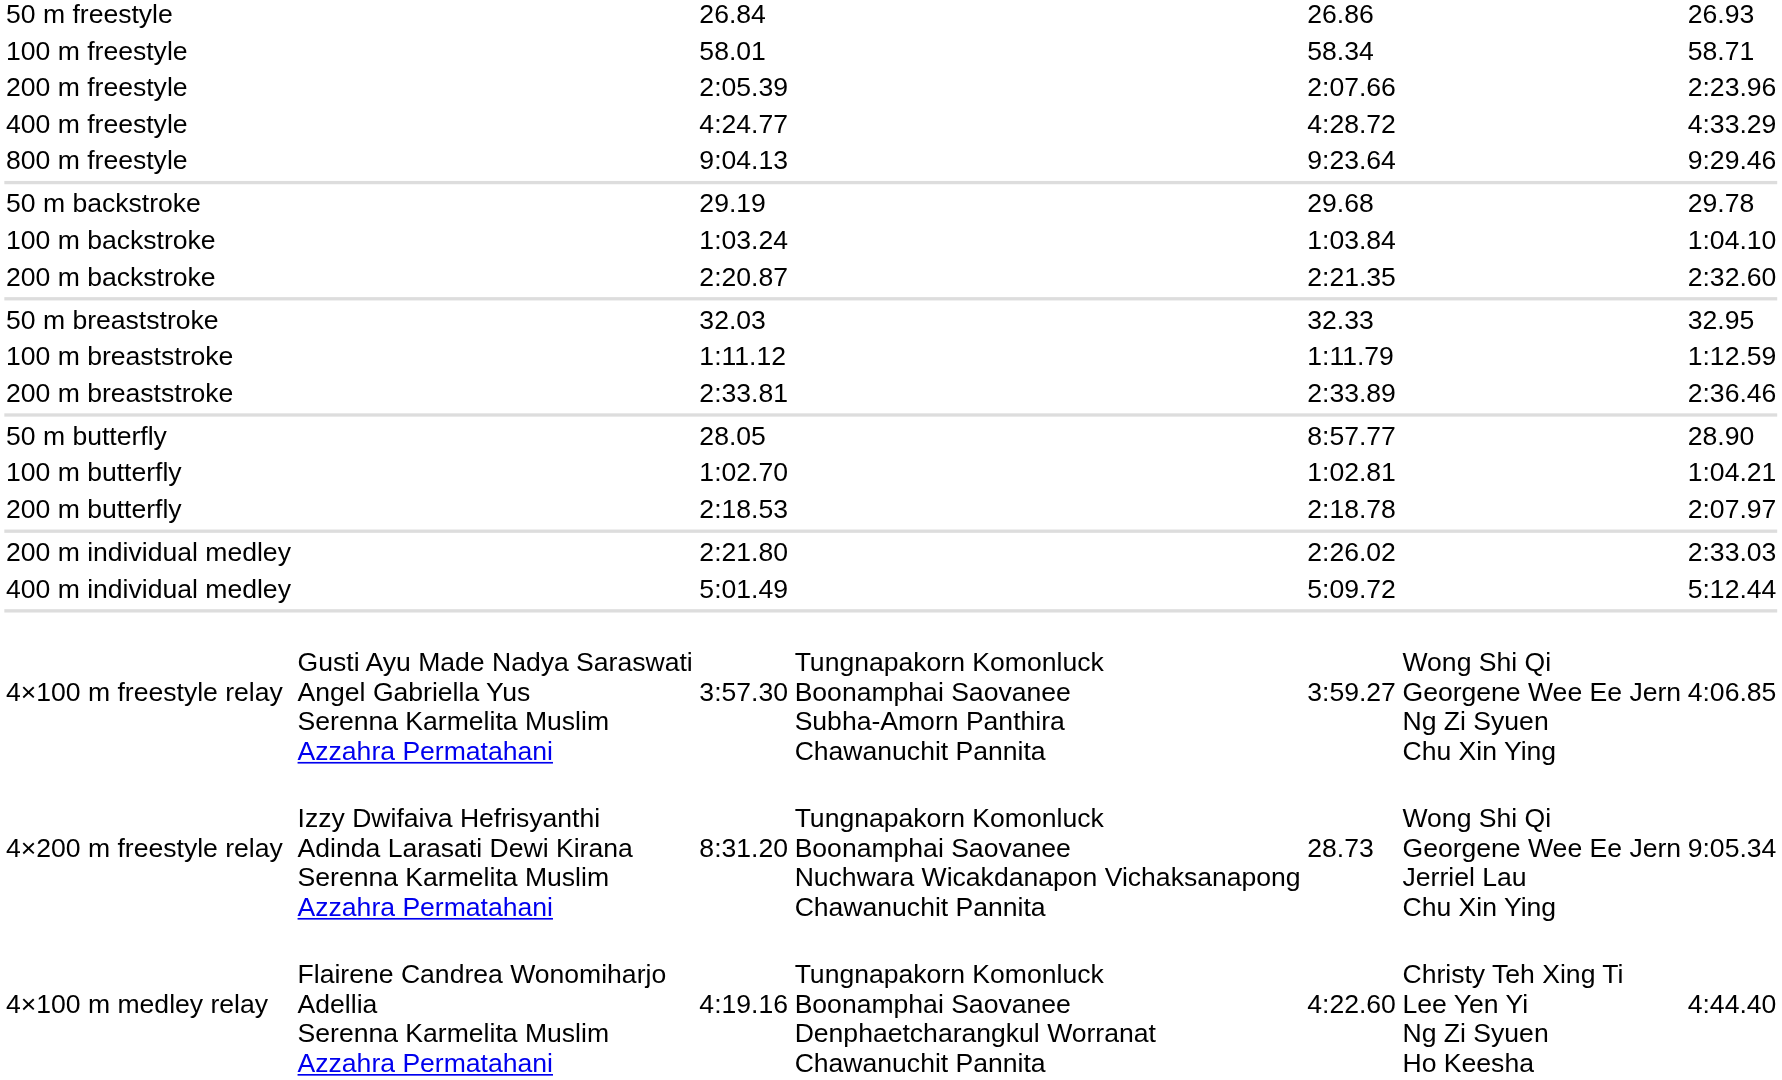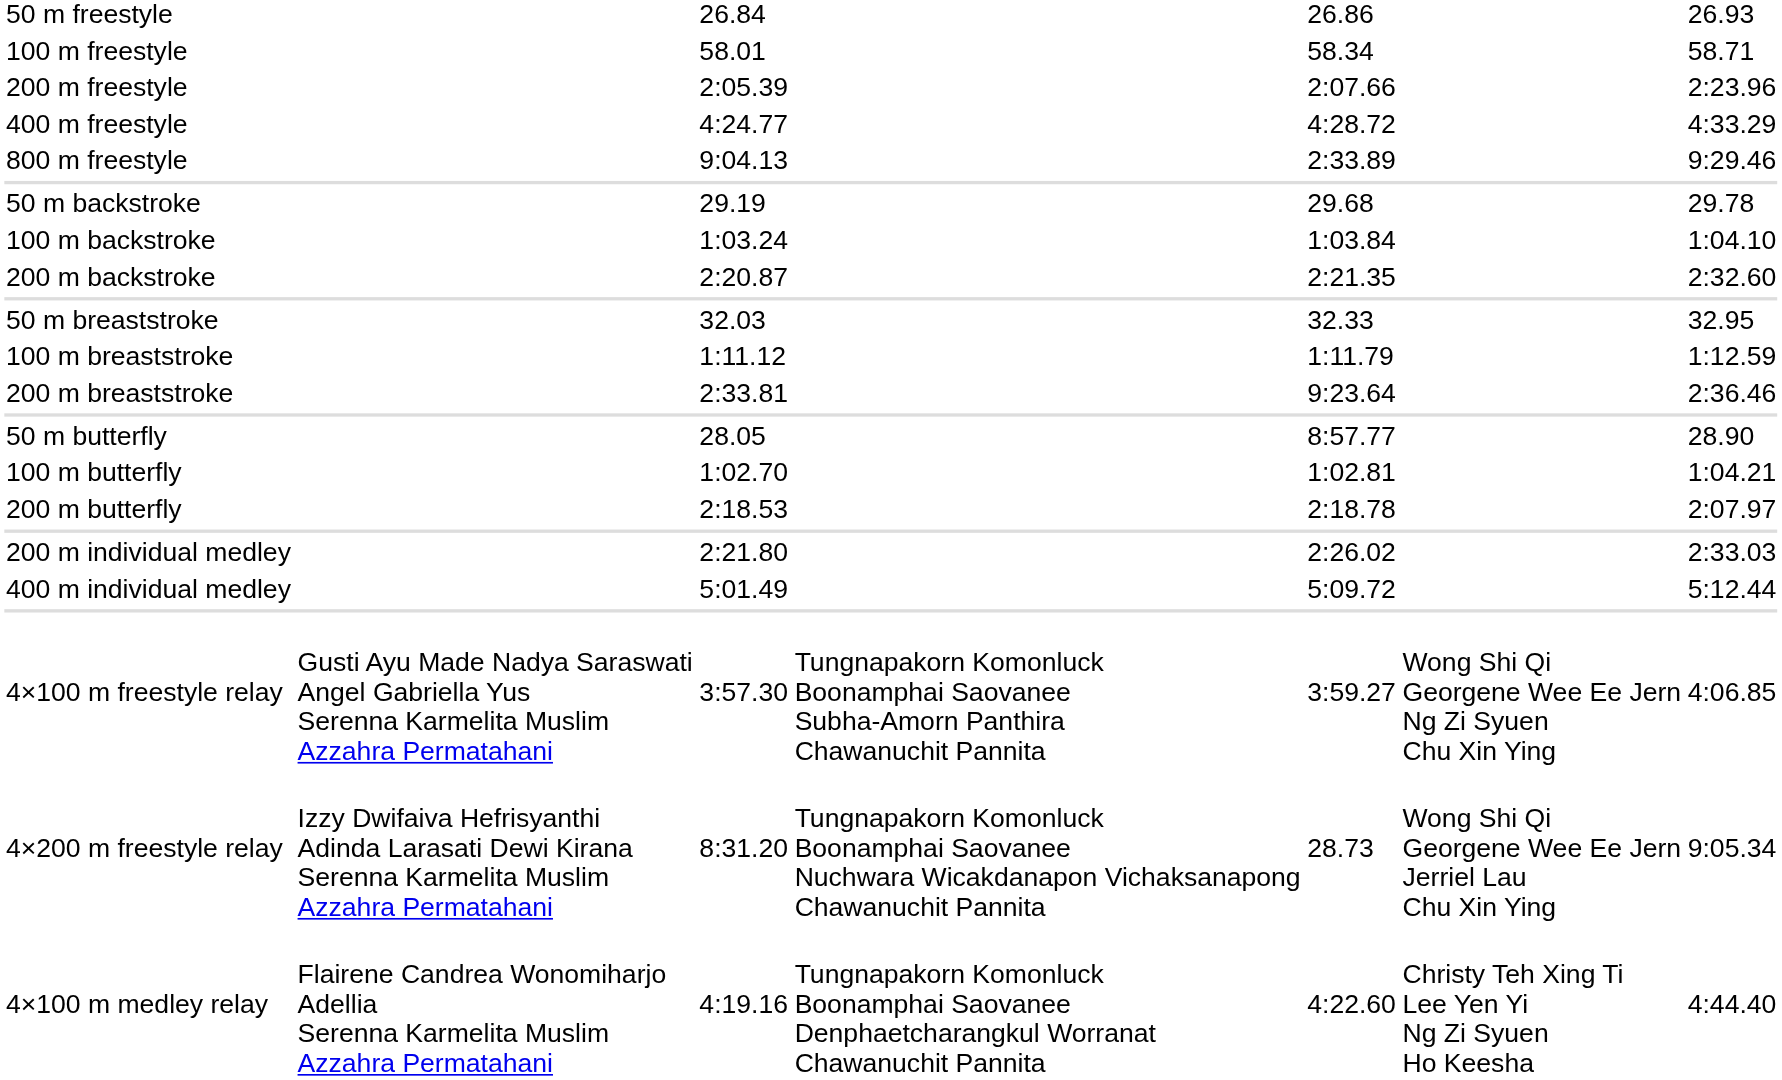(1352, 160) 9:23.64 -> (1352, 160) 2:33.89
(1352, 393) 2:33.89 -> (1352, 393) 9:23.64
